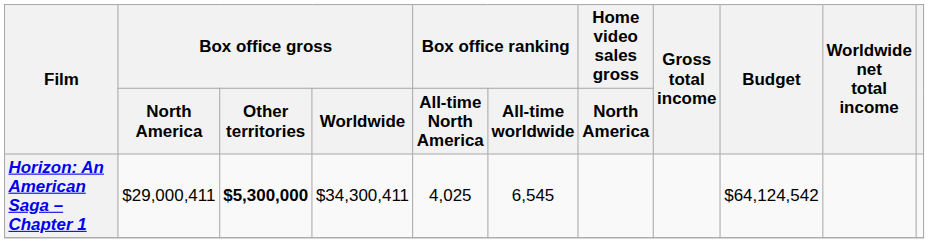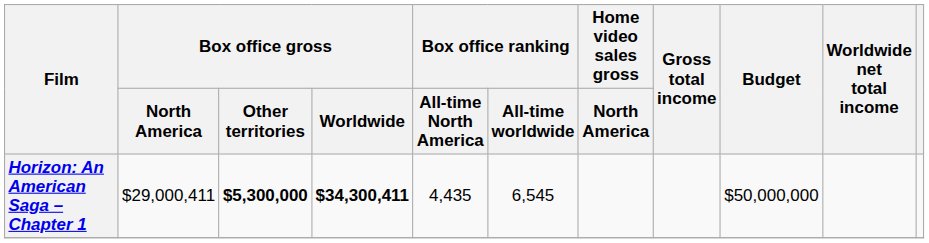(362, 195) normal -> (362, 195) bold
(450, 195) 4,025 -> (450, 195) 4,435
(771, 195) $64,124,542 -> (771, 195) $50,000,000
